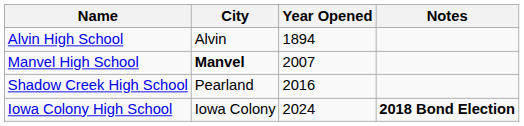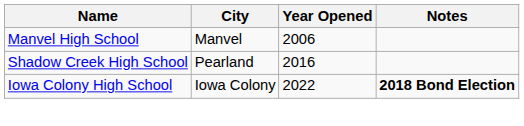- row: (66, 39)
(220, 62) bold -> (218, 39) normal
(299, 62) 2007 -> (299, 39) 2006
(299, 109) 2024 -> (299, 86) 2022
